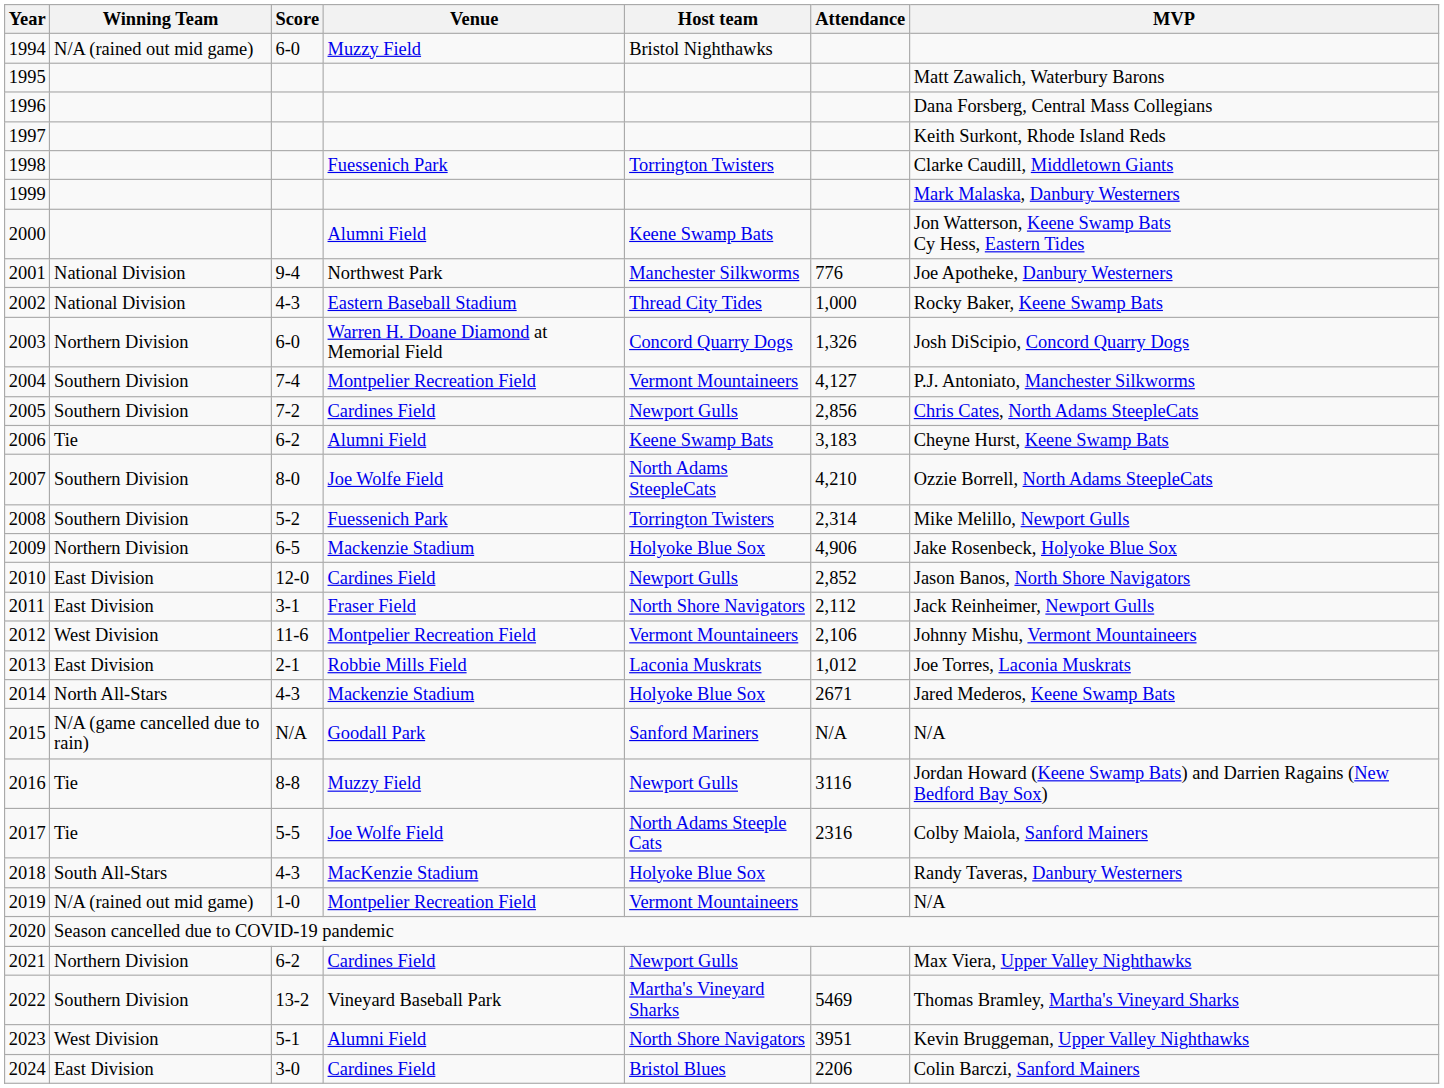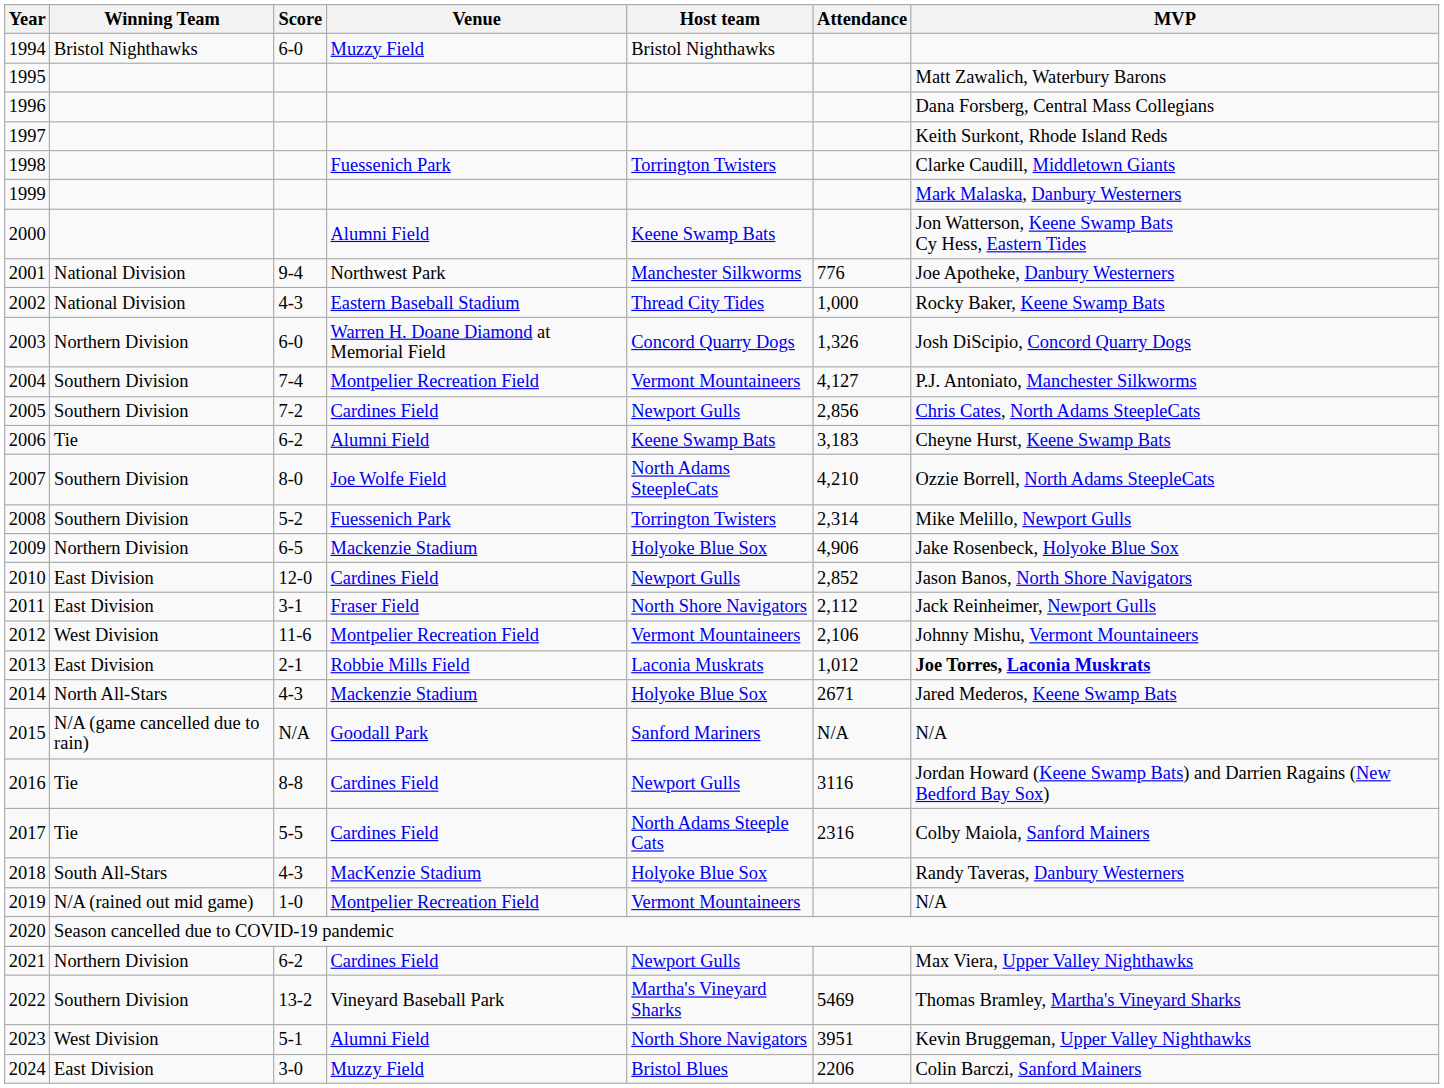(154, 48) N/A (rained out mid game) -> (126, 48) Bristol Nighthawks
(1022, 664) normal -> (1033, 664) bold
(374, 783) Muzzy Field -> (384, 783) Cardines Field
(385, 833) Joe Wolfe Field -> (384, 833) Cardines Field
(381, 1068) Cardines Field -> (377, 1068) Muzzy Field
